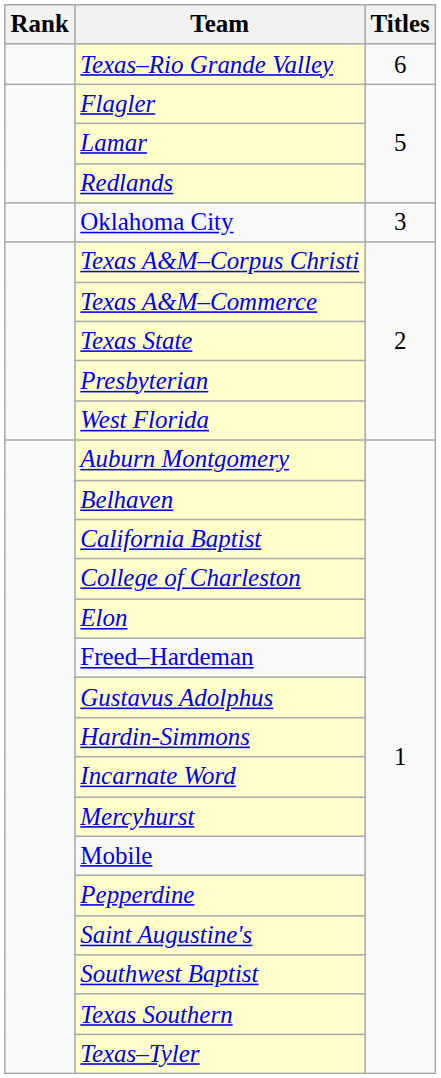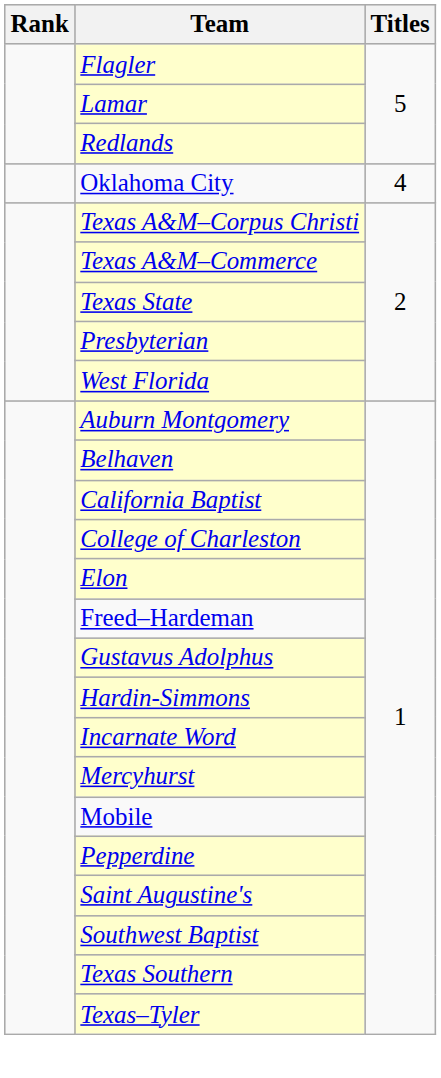- row: (207, 63)
(400, 222) 3 -> (400, 182) 4
